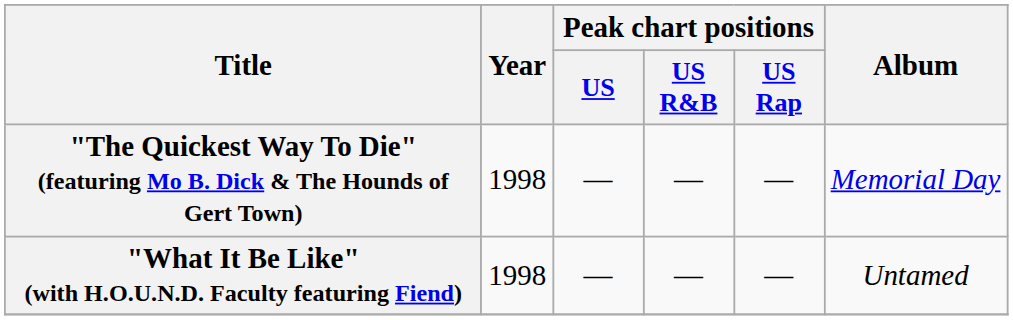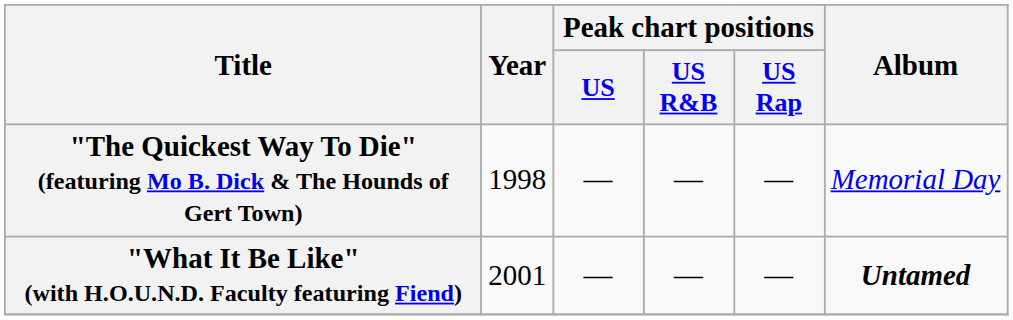(517, 274) 1998 -> (517, 274) 2001
(916, 274) normal -> (916, 274) bold
